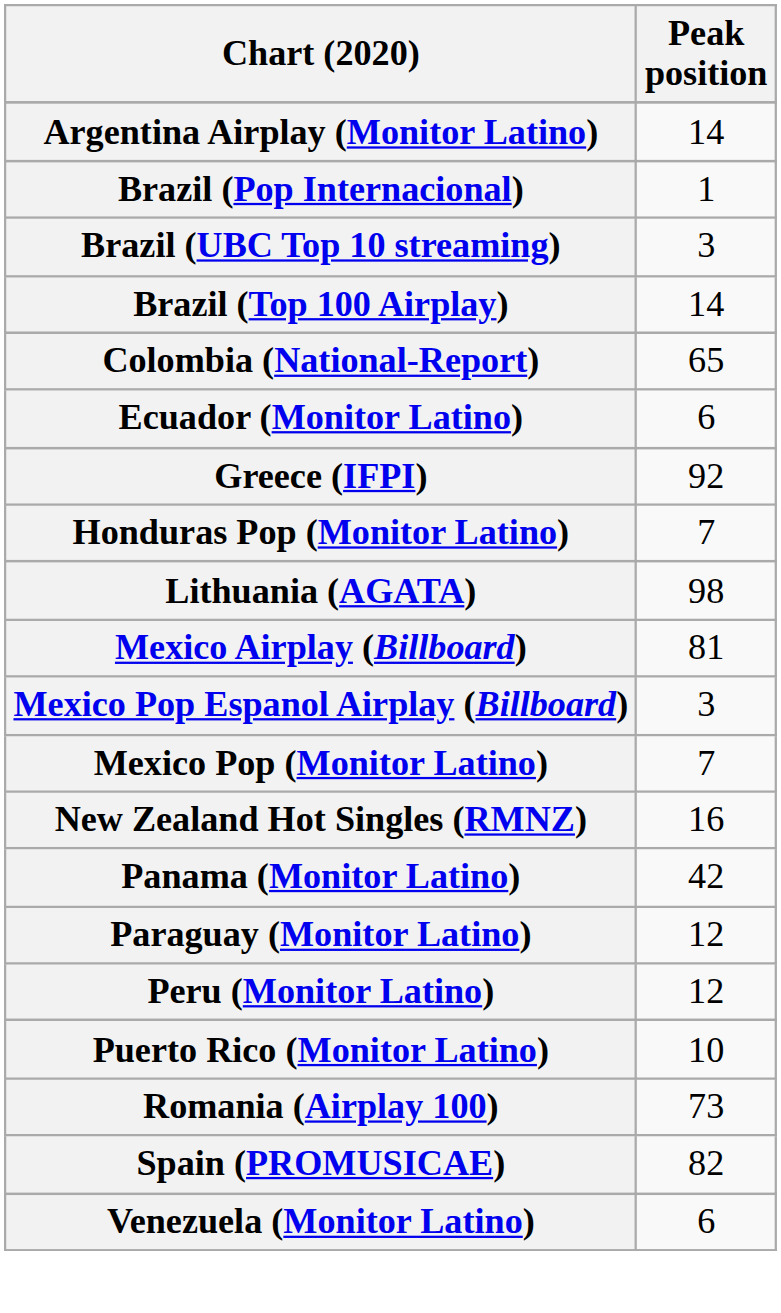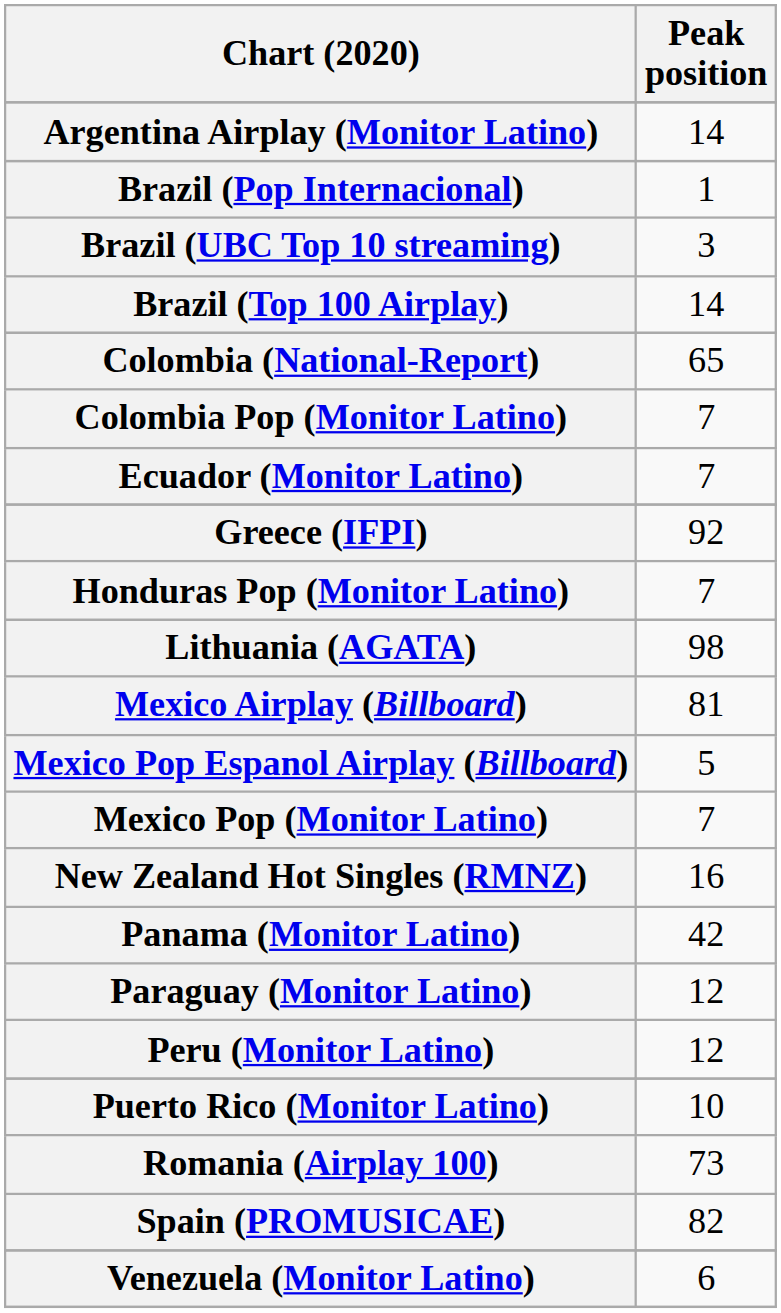+ row: (321, 417)
(706, 417) 6 -> (706, 475) 7
(706, 704) 3 -> (706, 762) 5
